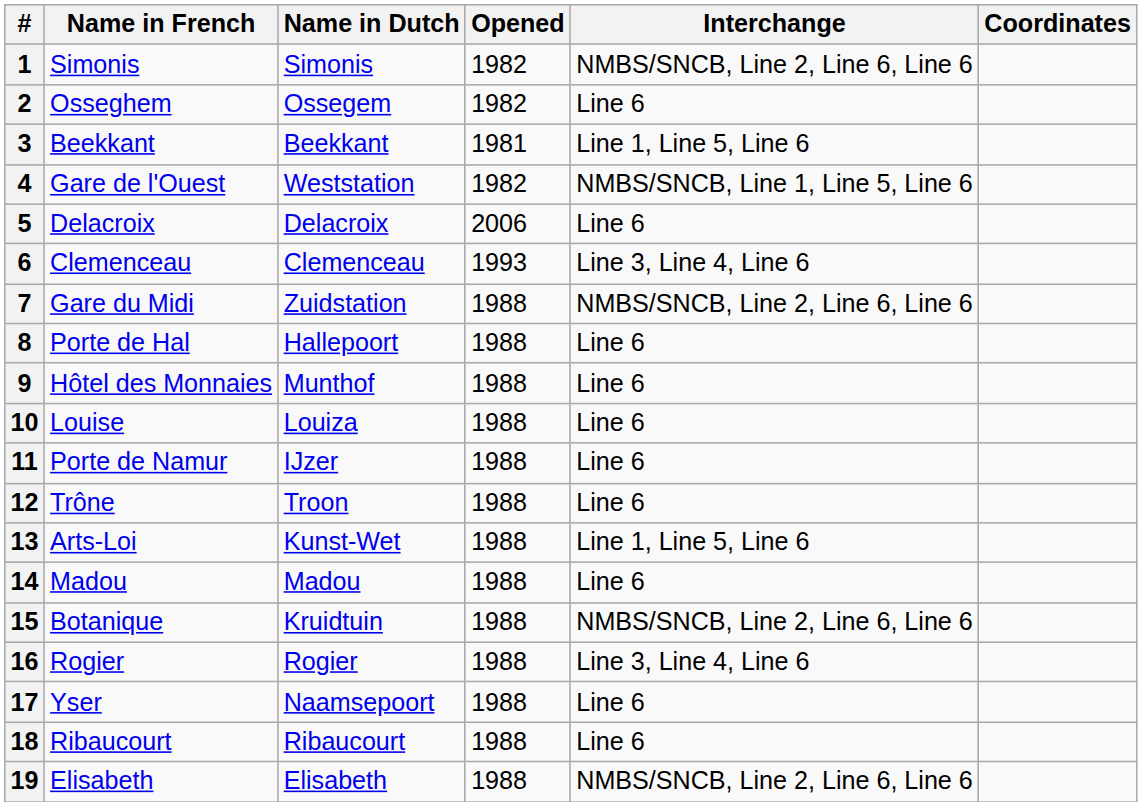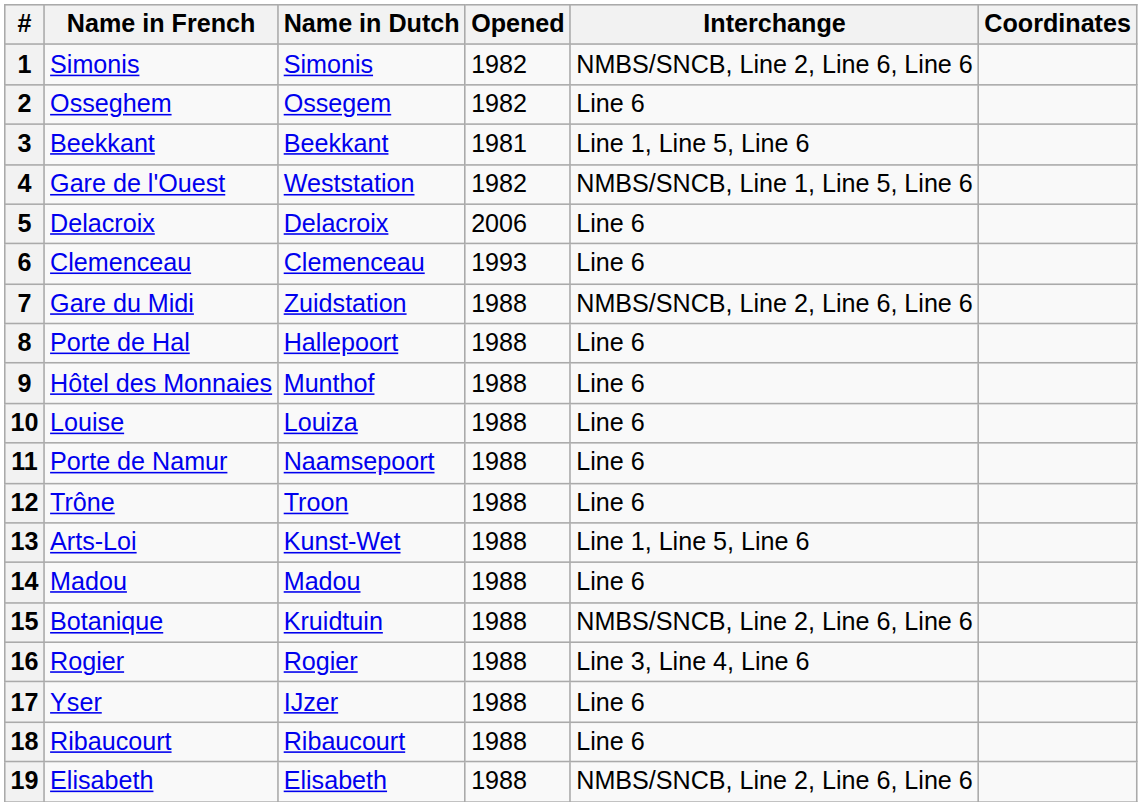(693, 263) Line 3, Line 4, Line 6 -> (610, 263) Line 6
(311, 462) IJzer -> (359, 462) Naamsepoort
(359, 701) Naamsepoort -> (311, 701) IJzer
